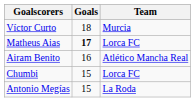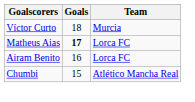(145, 58) Atlético Mancha Real -> (111, 58) Lorca FC
(121, 74) Lorca FC -> (136, 74) Atlético Mancha Real
- row: (38, 89)
